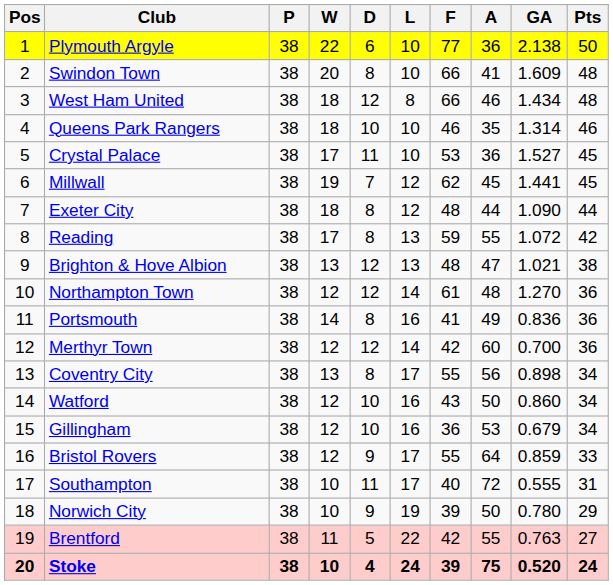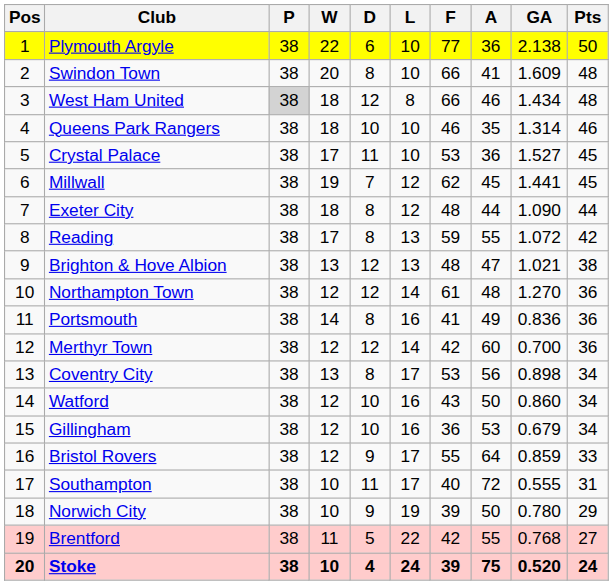(289, 100) no background -> (289, 100) lightgrey background
(451, 374) 55 -> (451, 374) 53
(539, 538) 0.763 -> (539, 538) 0.768
